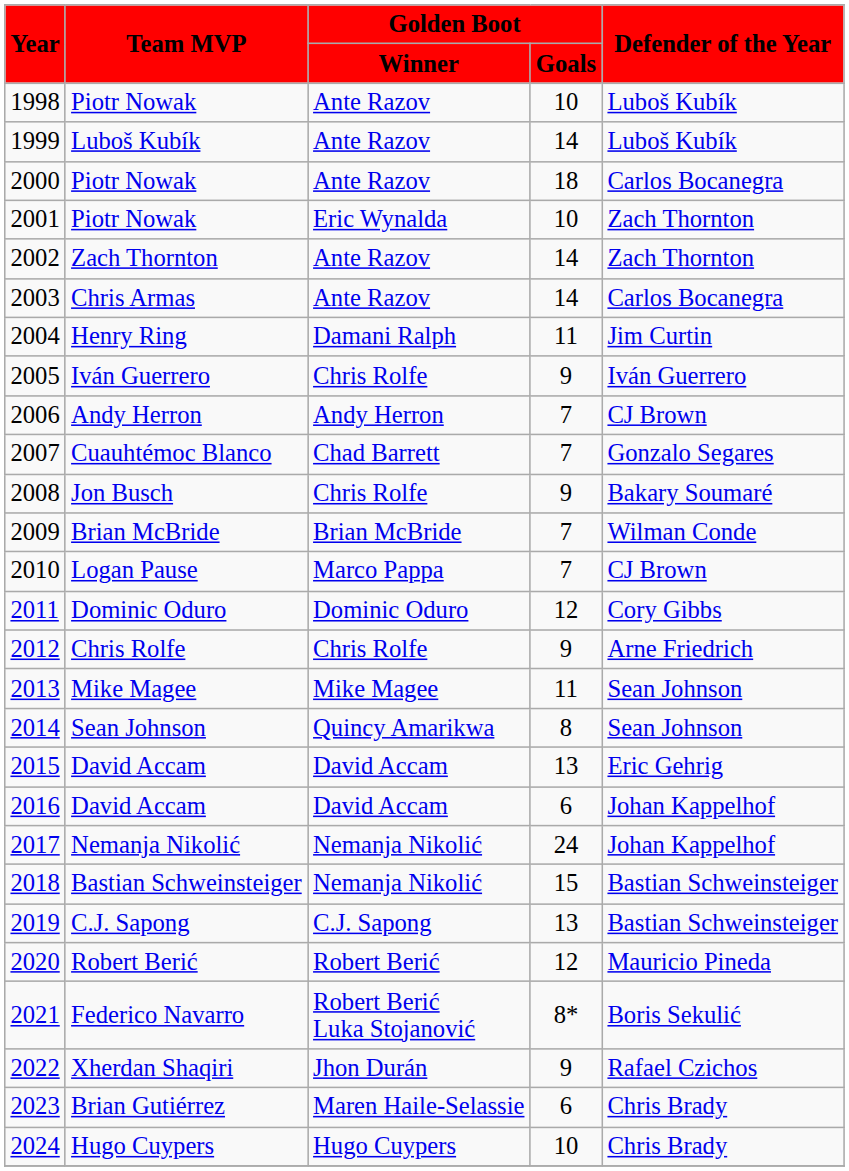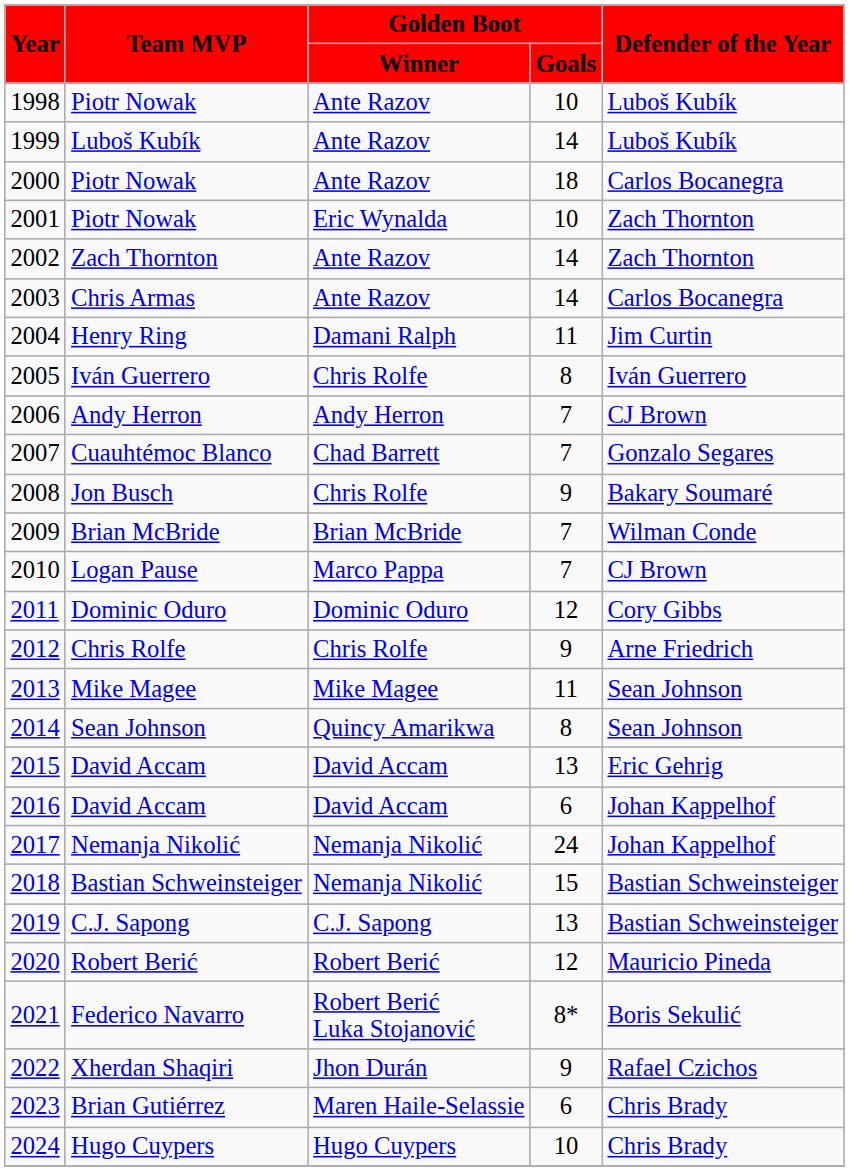(566, 375) 9 -> (566, 375) 8
